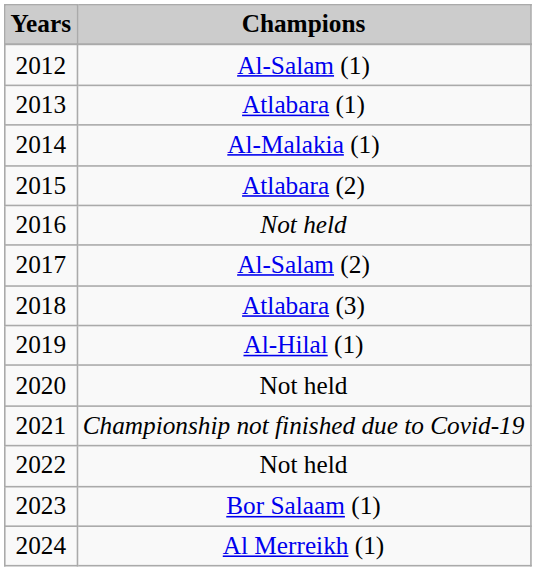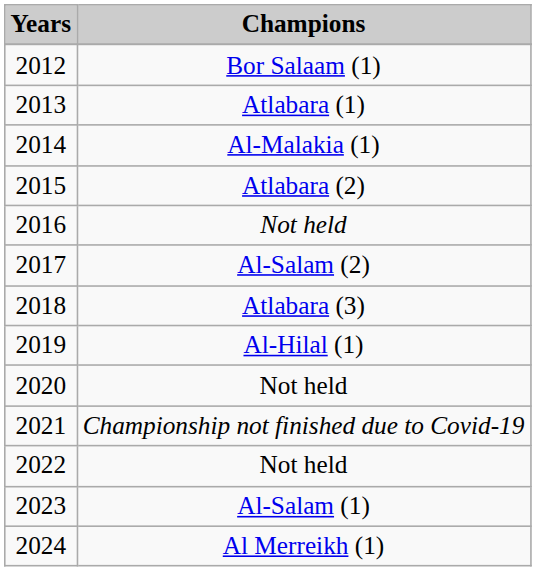(303, 64) Al-Salam (1) -> (303, 64) Bor Salaam (1)
(303, 505) Bor Salaam (1) -> (303, 505) Al-Salam (1)
